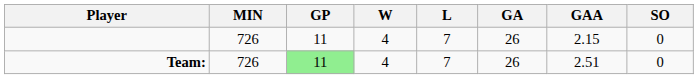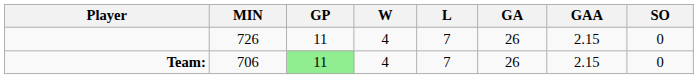(248, 62) 726 -> (248, 62) 706
(587, 62) 2.51 -> (587, 62) 2.15
